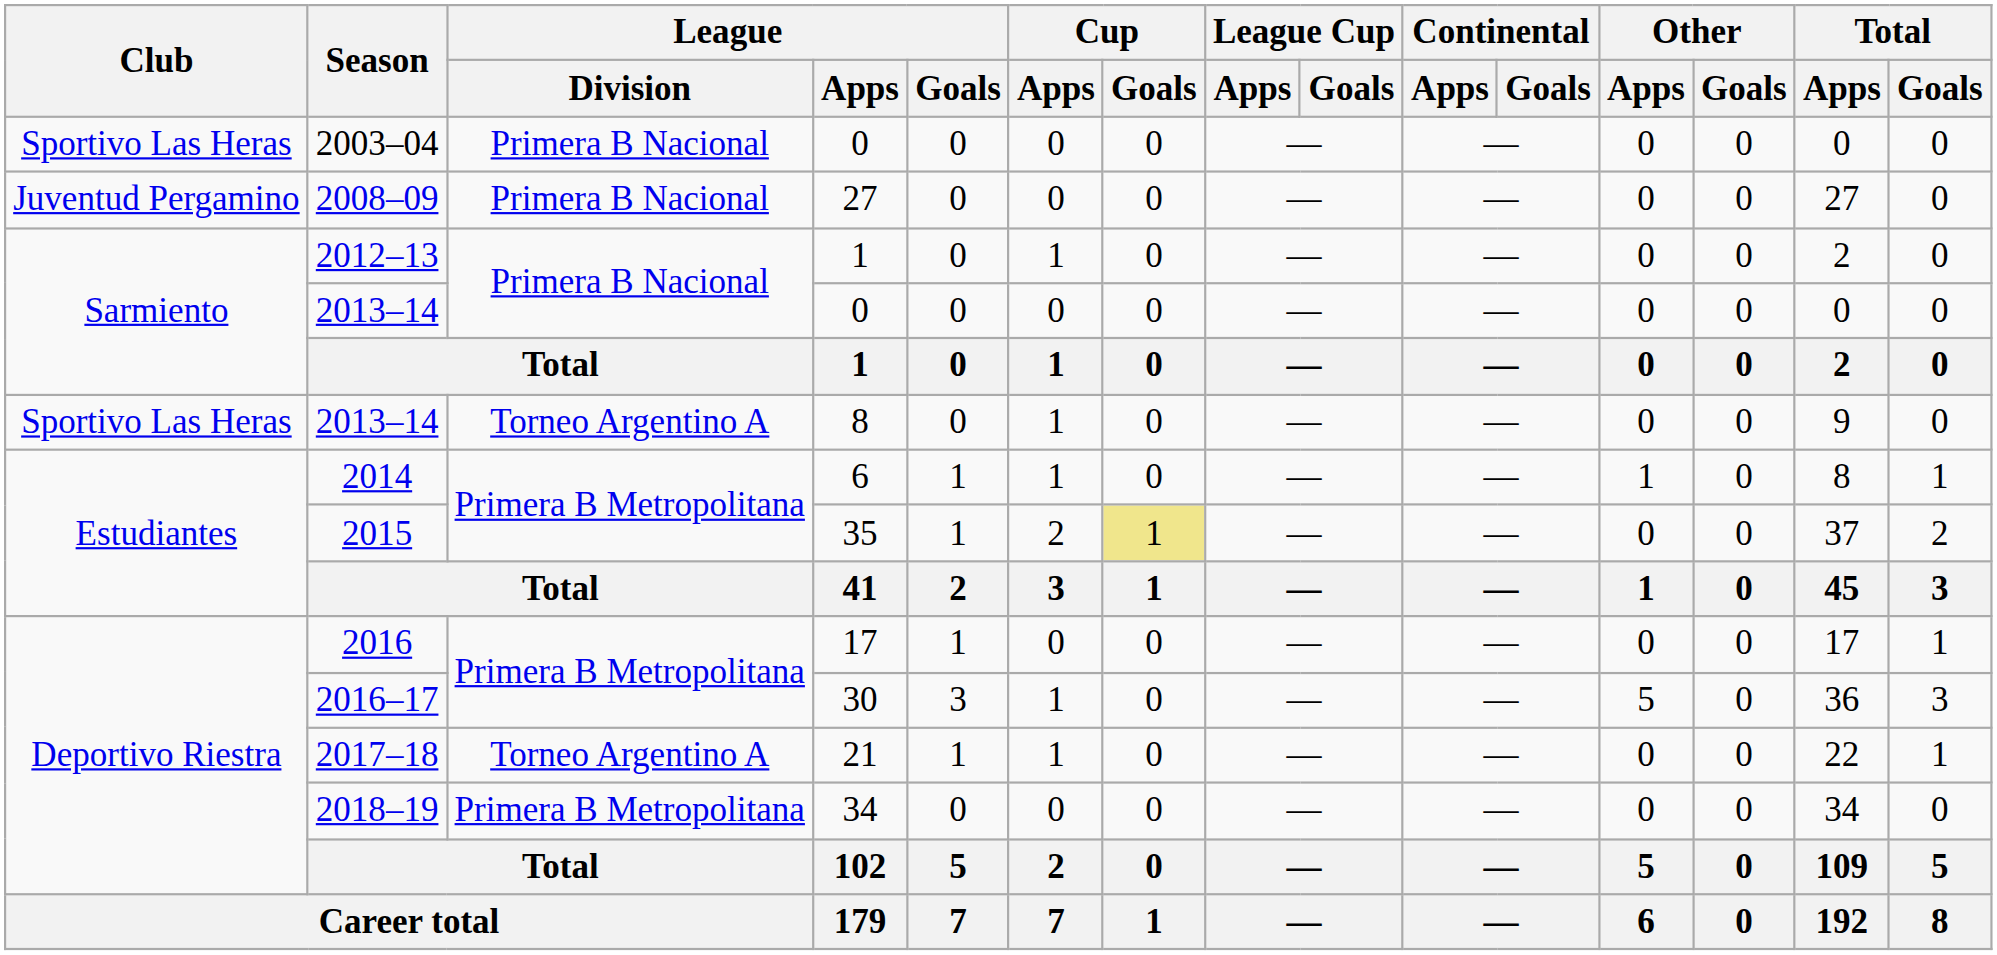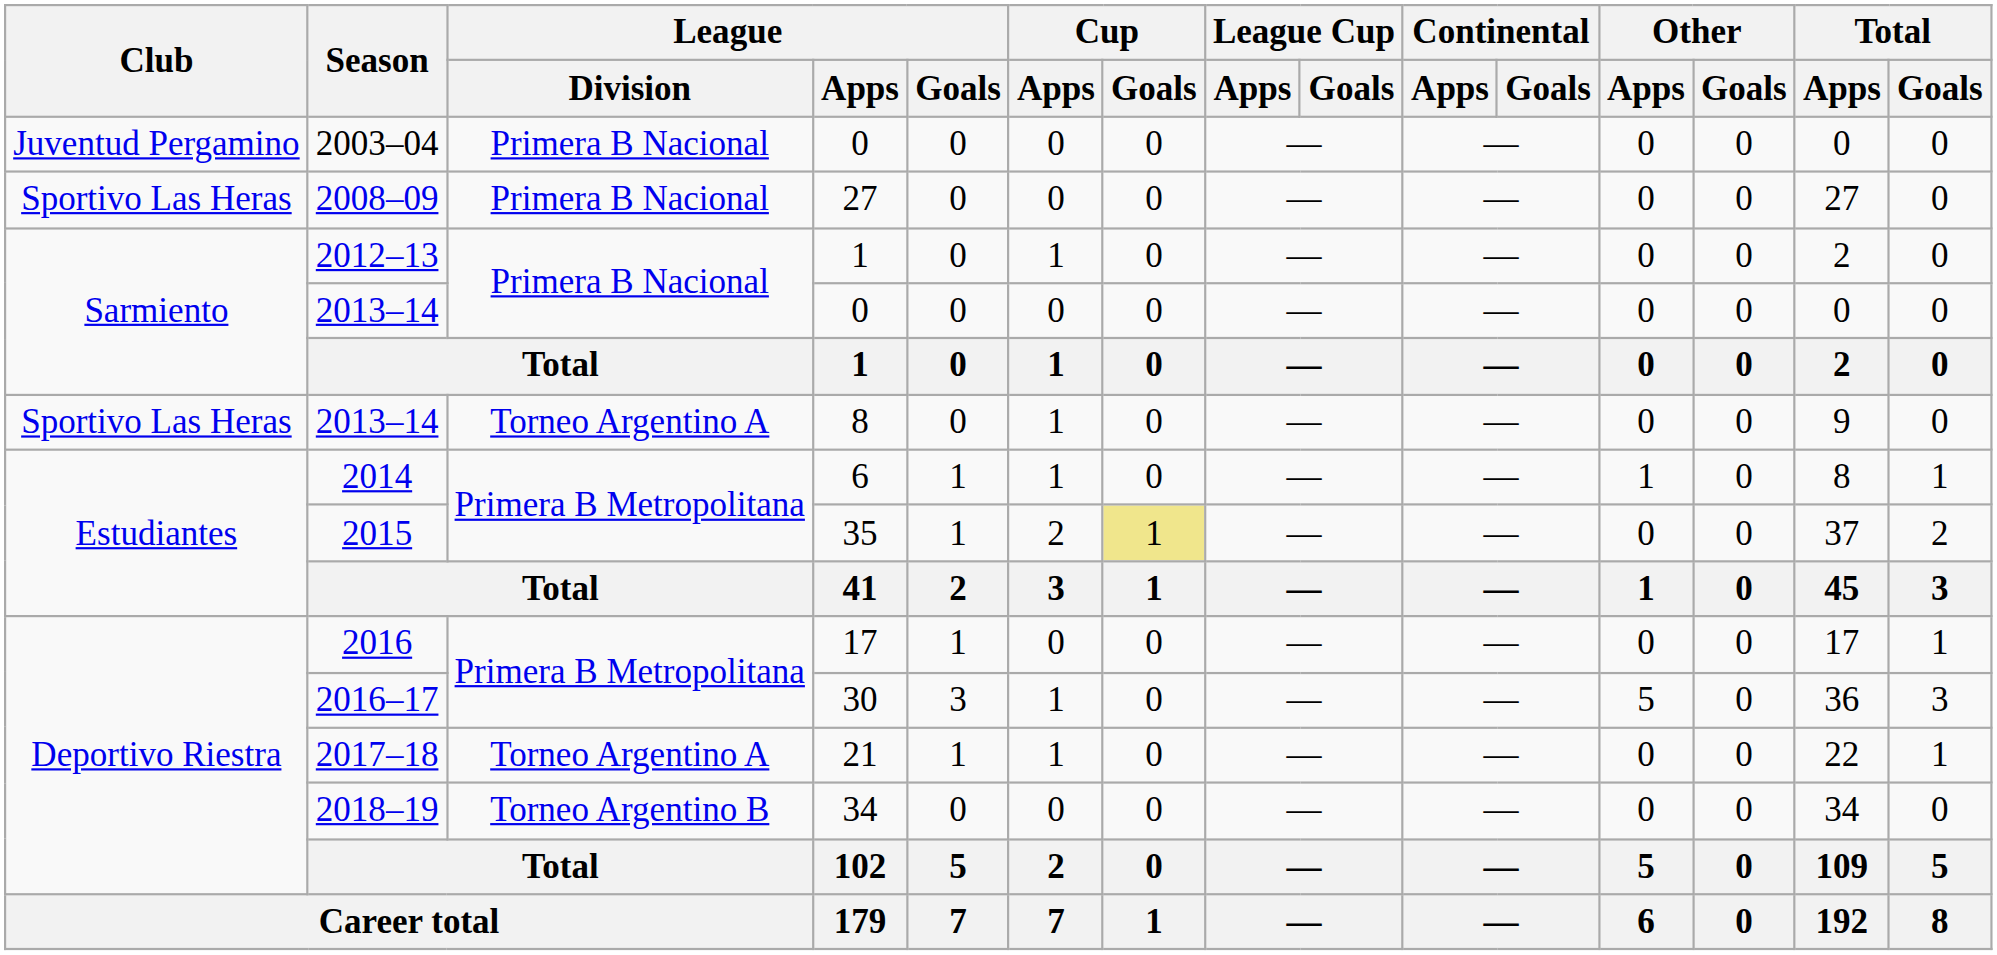(156, 143) Sportivo Las Heras -> (156, 143) Juventud Pergamino
(156, 198) Juventud Pergamino -> (156, 198) Sportivo Las Heras
(630, 810) Primera B Metropolitana -> (630, 810) Torneo Argentino B
